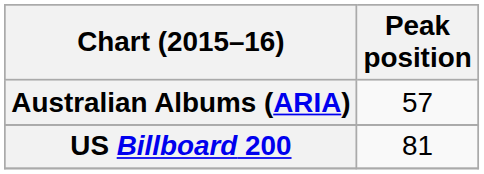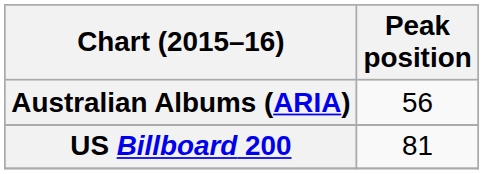(418, 102) 57 -> (418, 102) 56
